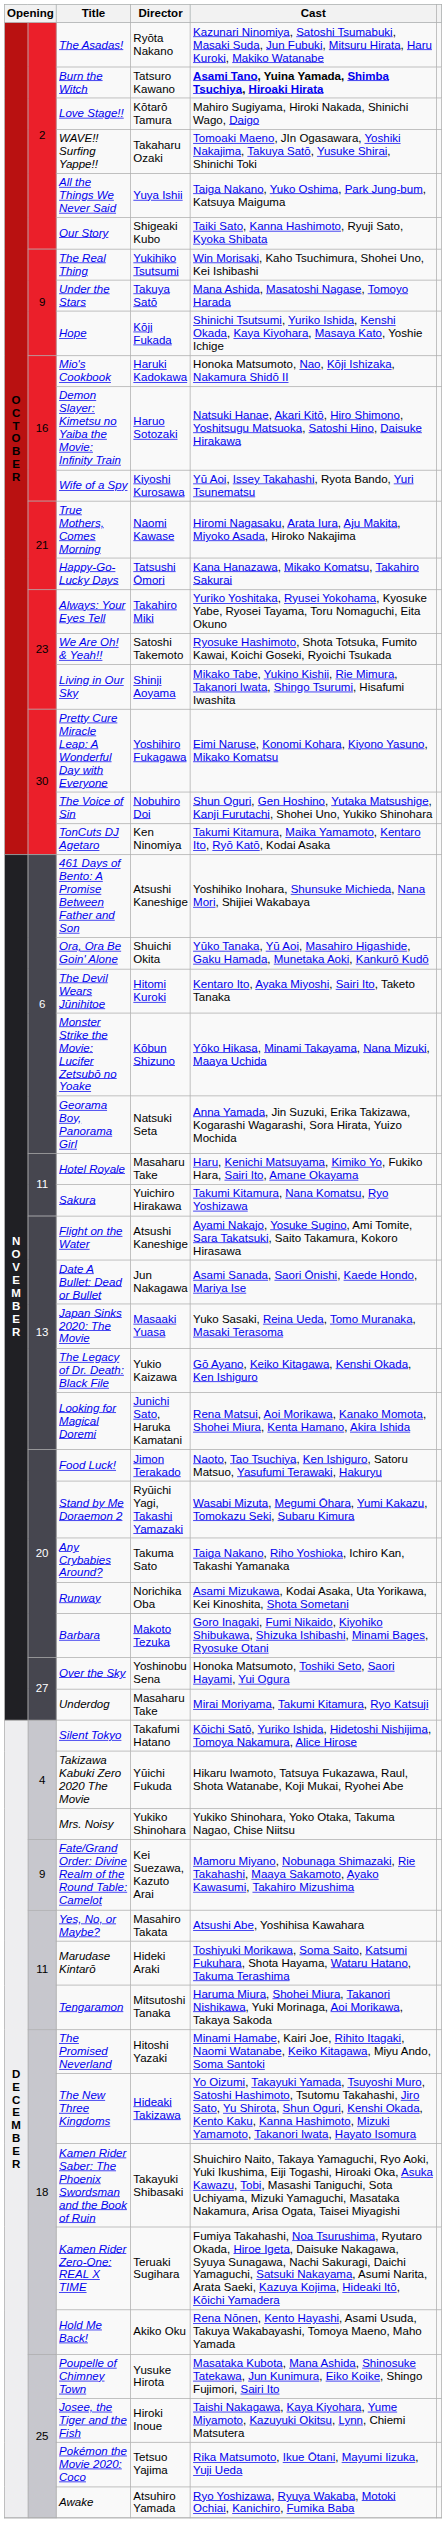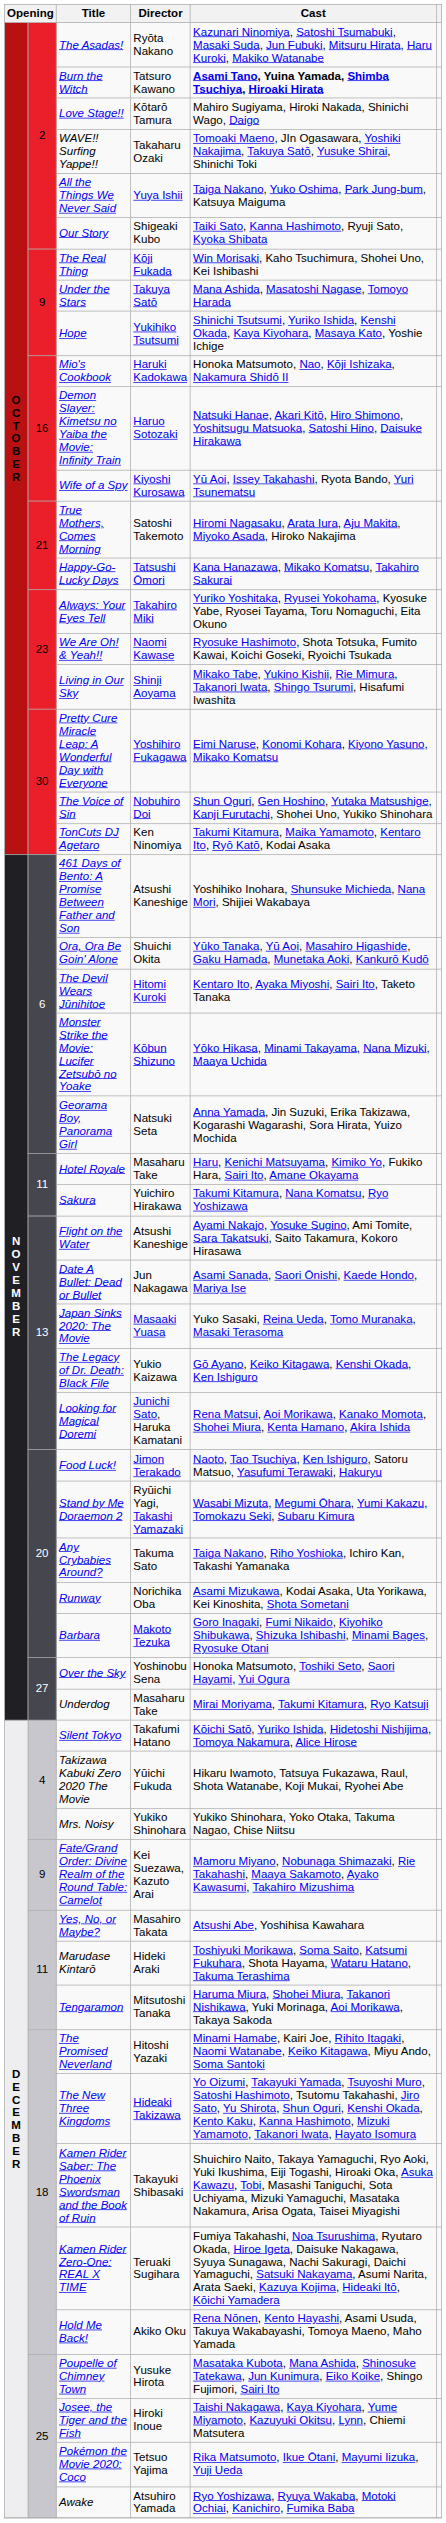(156, 264) Yukihiko Tsutsumi -> (153, 264) Kōji Fukada
(153, 333) Kōji Fukada -> (156, 333) Yukihiko Tsutsumi
(154, 529) Naomi Kawase -> (158, 529) Satoshi Takemoto
(158, 649) Satoshi Takemoto -> (154, 649) Naomi Kawase
